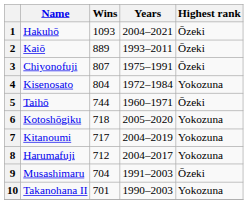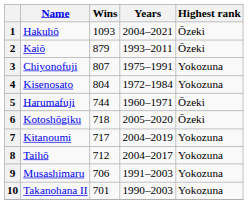(101, 48) 889 -> (101, 48) 879
(191, 66) Ōzeki -> (201, 66) Yokozuna
(36, 102) Taihō -> (49, 102) Harumafuji
(201, 119) Yokozuna -> (191, 119) Ōzeki
(49, 155) Harumafuji -> (36, 155) Taihō
(101, 173) 704 -> (101, 173) 706
(191, 173) Ōzeki -> (201, 173) Yokozuna
